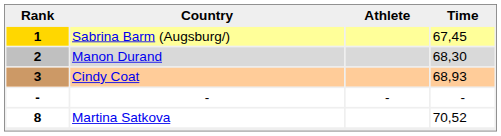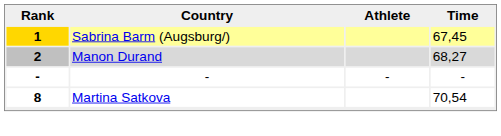(450, 56) 68,30 -> (450, 56) 68,27
- row: (38, 77)
(450, 117) 70,52 -> (450, 97) 70,54
